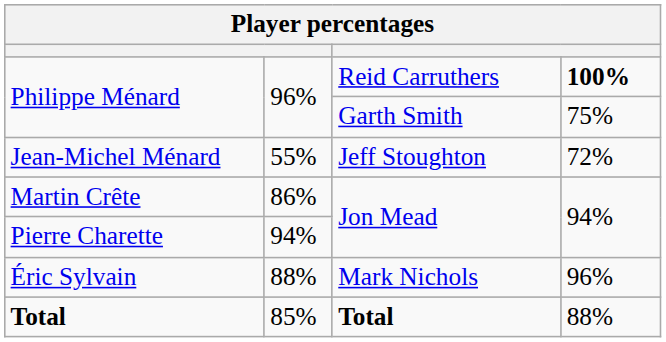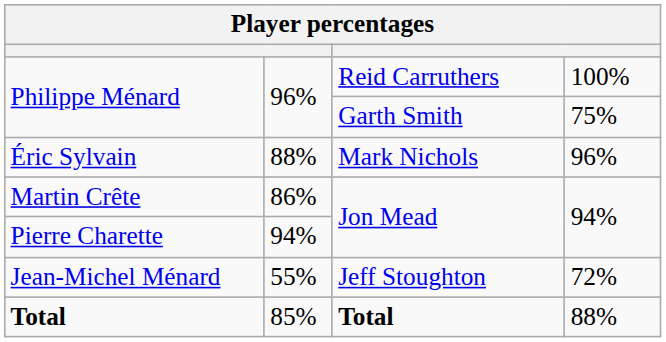(598, 76) bold -> (600, 76) normal
rows swapped: (73, 276) <-> (116, 156)
